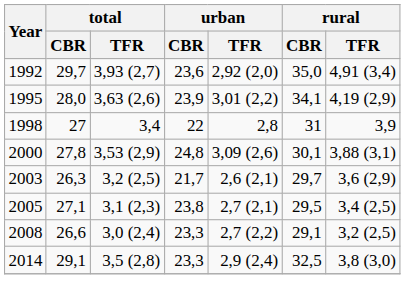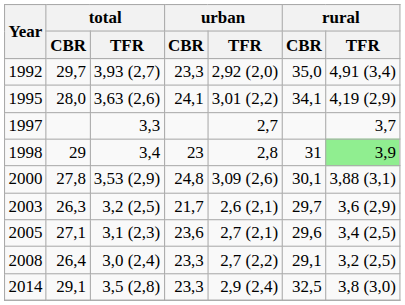(189, 71) 23,6 -> (189, 71) 23,3
(189, 98) 23,9 -> (189, 98) 24,1
+ row: (25, 125)
(78, 125) 27 -> (78, 152) 29
(195, 125) 22 -> (195, 152) 23
(385, 125) no background -> (385, 152) lightgreen background
(189, 206) 23,8 -> (189, 233) 23,6
(307, 206) 29,5 -> (307, 233) 29,6
(71, 233) 26,6 -> (71, 260) 26,4
